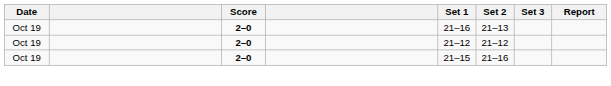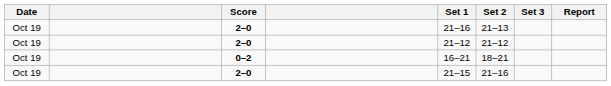+ row: (27, 58)
